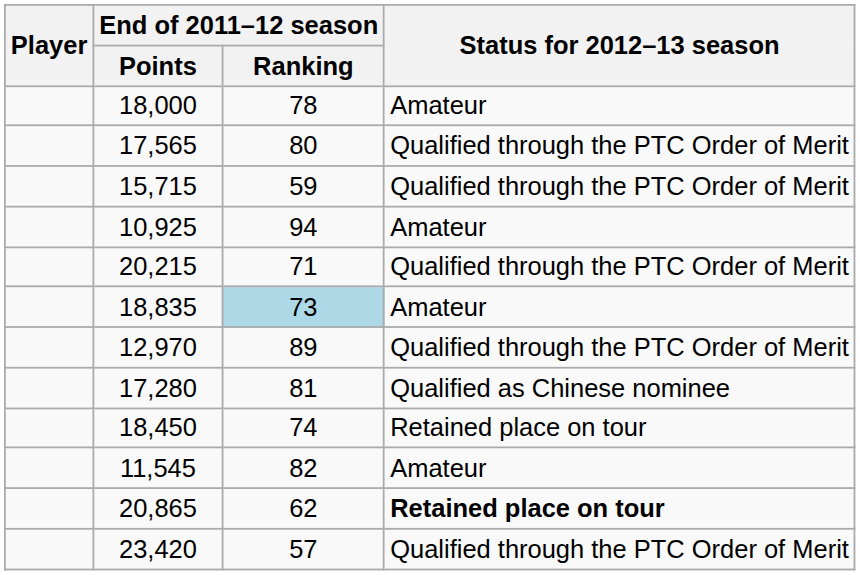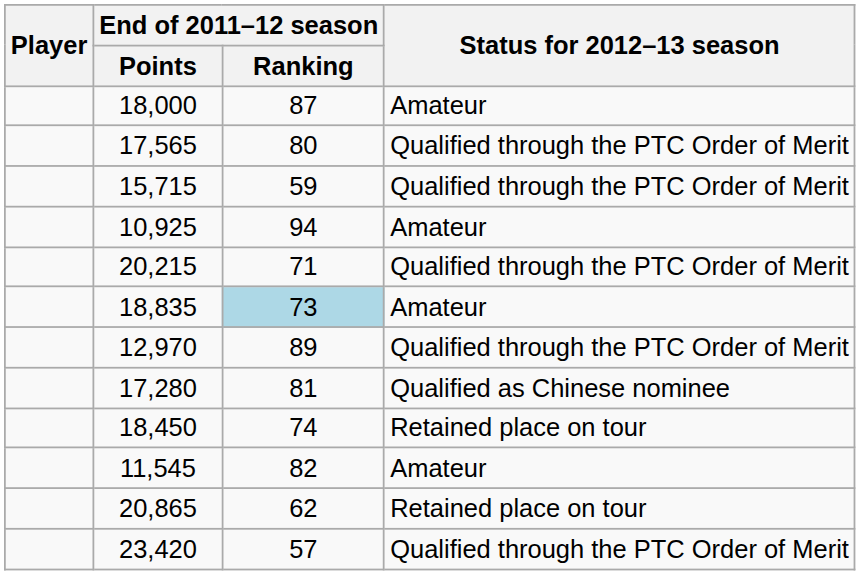(303, 106) 78 -> (303, 106) 87
(527, 509) bold -> (518, 509) normal
